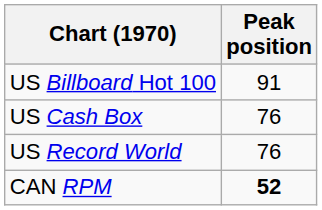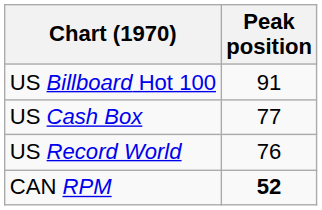(269, 116) 76 -> (269, 116) 77
